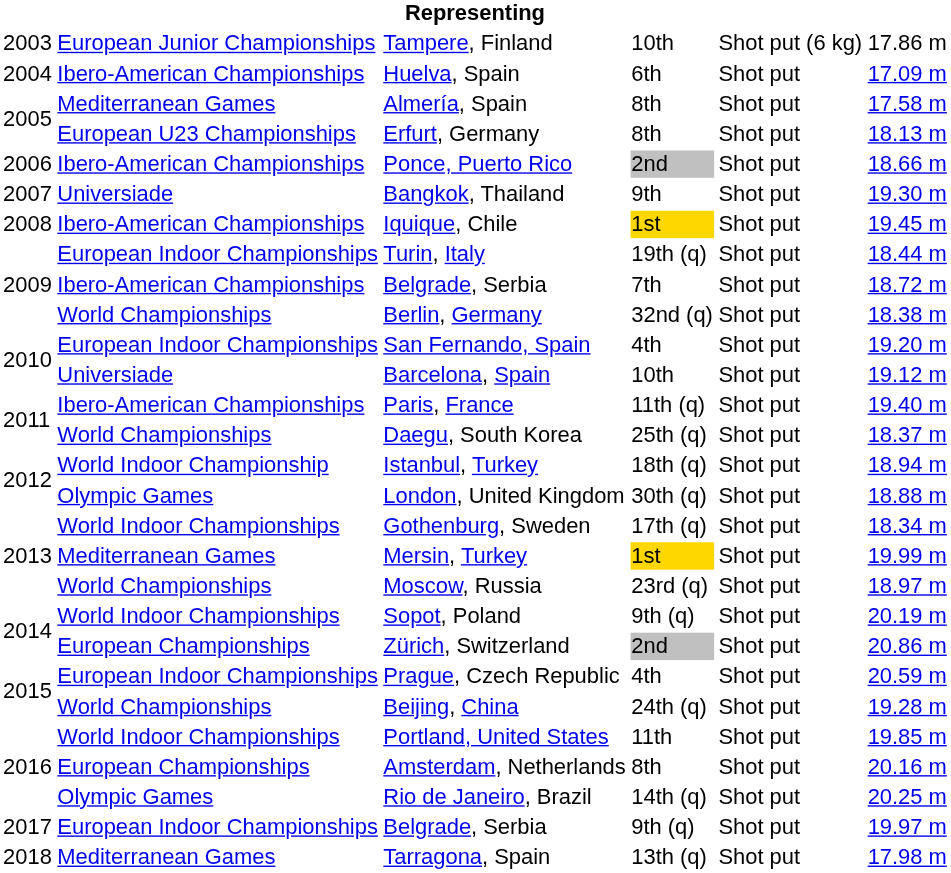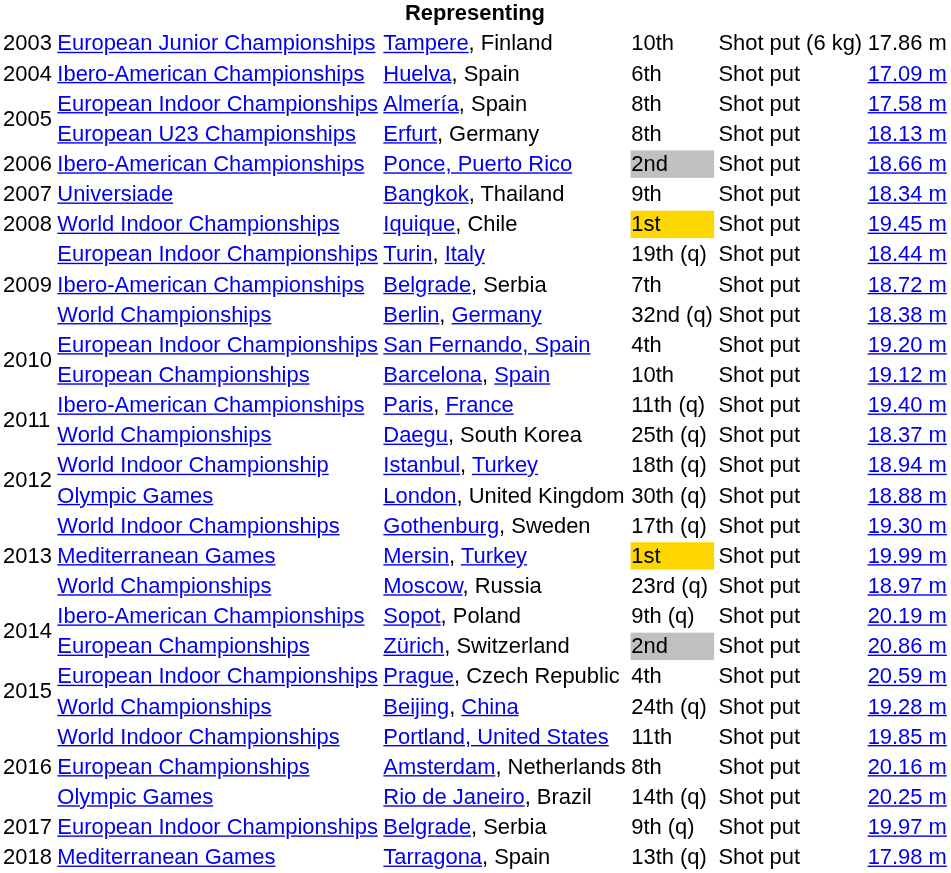(166, 103) Mediterranean Games -> (218, 103) European Indoor Championships
(907, 194) 19.30 m -> (907, 194) 18.34 m
(211, 224) Ibero-American Championships -> (198, 224) World Indoor Championships
(115, 374) Universiade -> (183, 374) European Championships
(907, 525) 18.34 m -> (907, 525) 19.30 m
(198, 616) World Indoor Championships -> (211, 616) Ibero-American Championships
